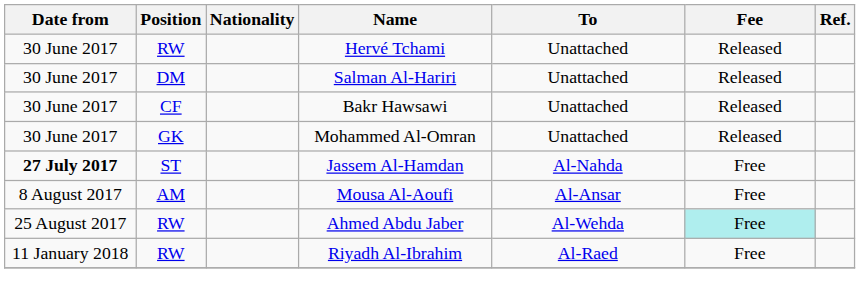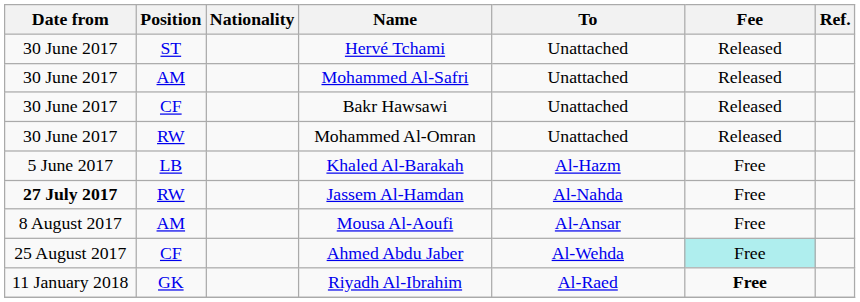(171, 48) RW -> (171, 48) ST
+ row: (395, 77)
- row: (395, 77)
(171, 136) GK -> (171, 136) RW
+ row: (395, 165)
(171, 165) ST -> (171, 194) RW
(171, 223) RW -> (171, 253) CF
(171, 253) RW -> (171, 282) GK
(750, 253) normal -> (750, 282) bold
